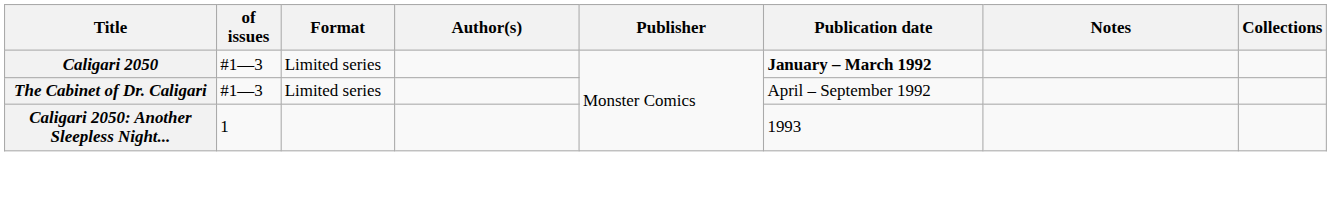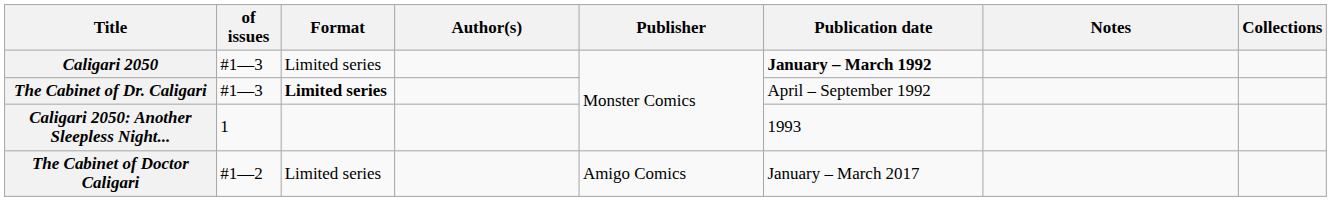(333, 90) normal -> (336, 90) bold
+ row: (110, 173)
